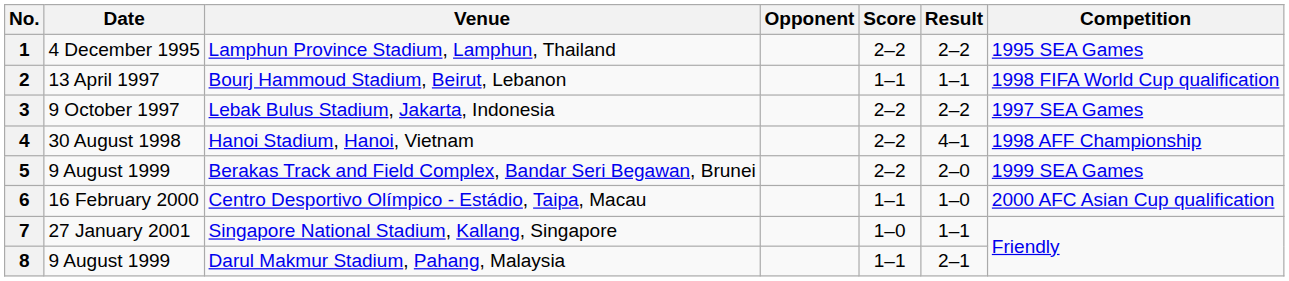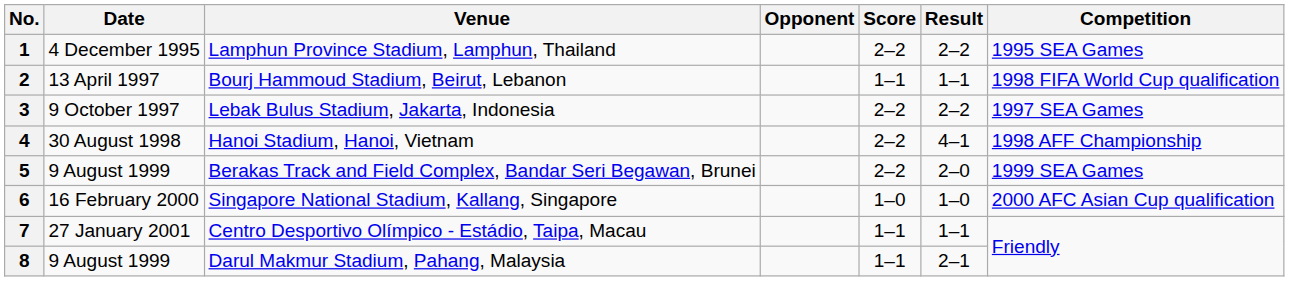(427, 200) Centro Desportivo Olímpico - Estádio, Taipa, Macau -> (413, 200) Singapore National Stadium, Kallang, Singapore
(890, 200) 1–1 -> (890, 200) 1–0
(413, 230) Singapore National Stadium, Kallang, Singapore -> (427, 230) Centro Desportivo Olímpico - Estádio, Taipa, Macau
(890, 230) 1–0 -> (890, 230) 1–1
